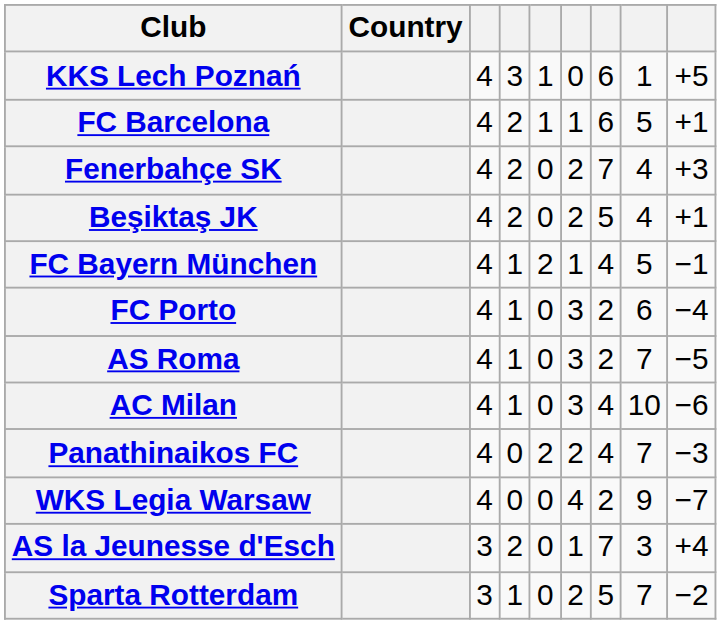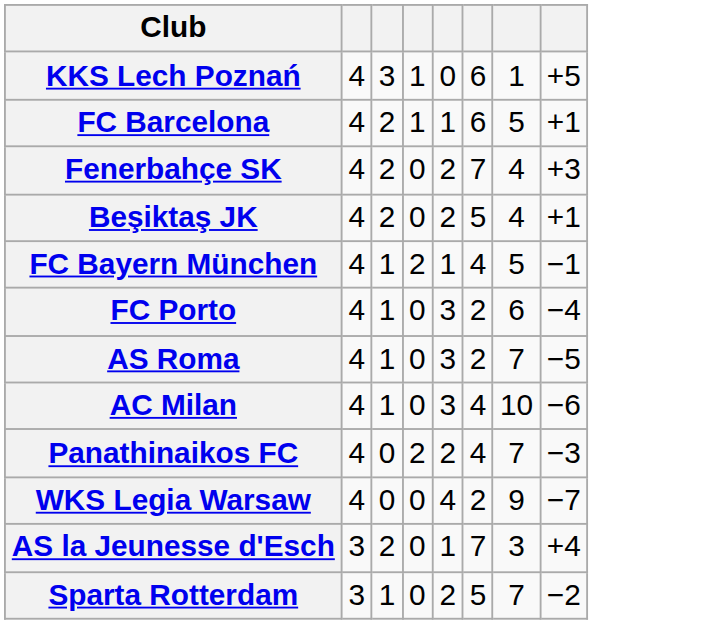- column: (406, 28)
